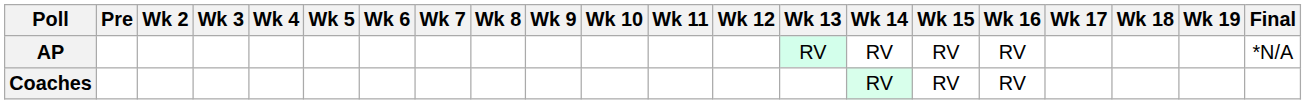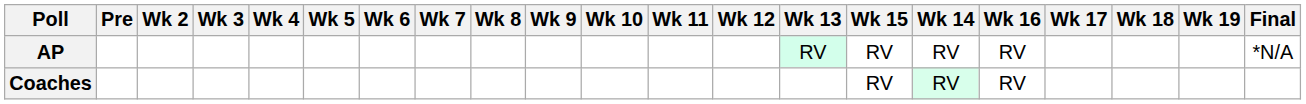columns swapped: (879, 20) <-> (946, 20)
